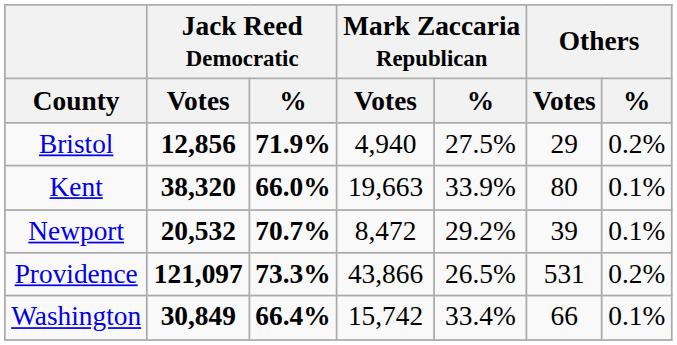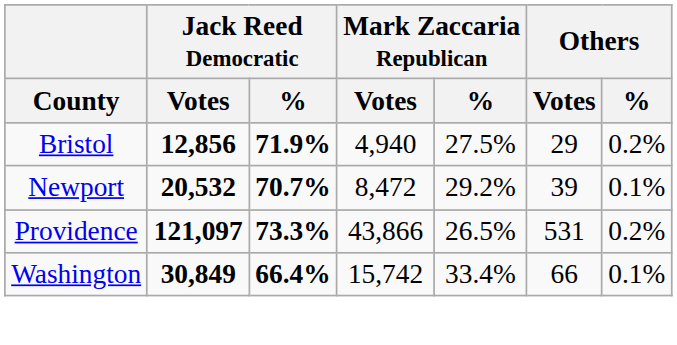- row: (76, 187)
